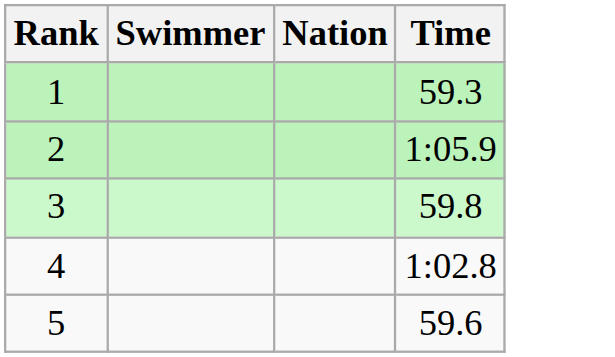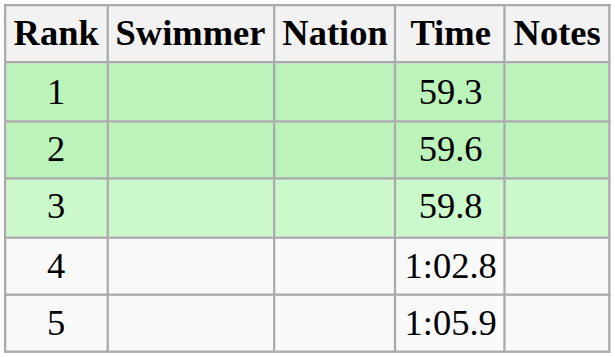+ column: (557, 33)
(451, 149) 1:05.9 -> (451, 149) 59.6
(451, 322) 59.6 -> (451, 322) 1:05.9
